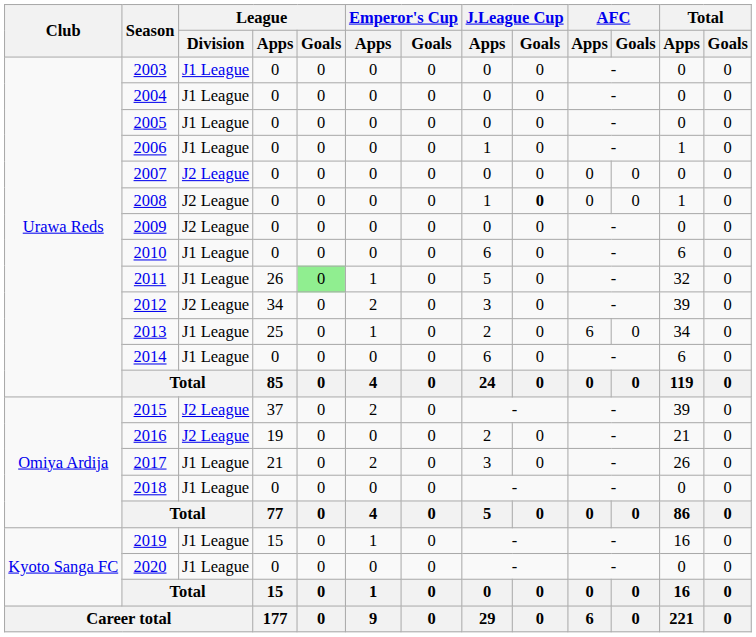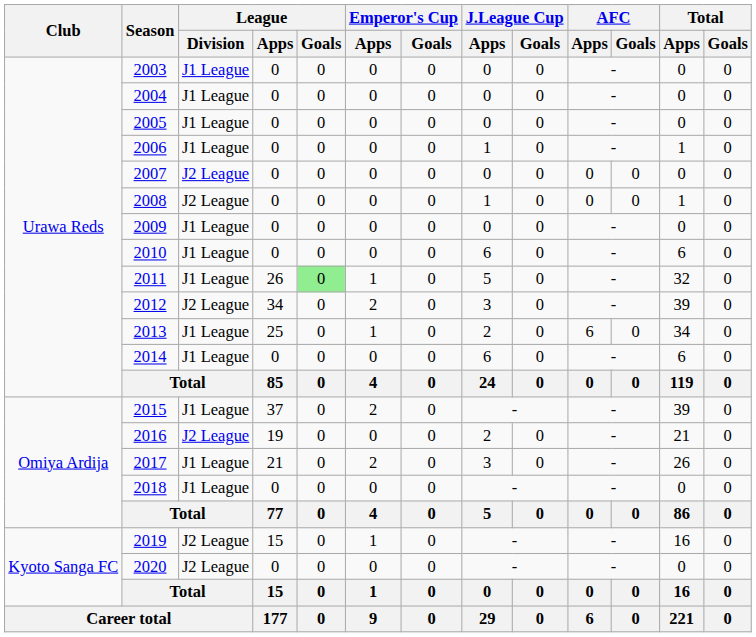(540, 200) bold -> (540, 200) normal
(216, 226) J2 League -> (216, 226) J1 League
(216, 409) J2 League -> (216, 409) J1 League
(216, 540) J1 League -> (216, 540) J2 League
(216, 566) J1 League -> (216, 566) J2 League
